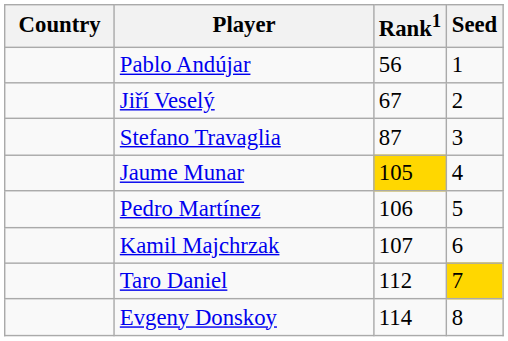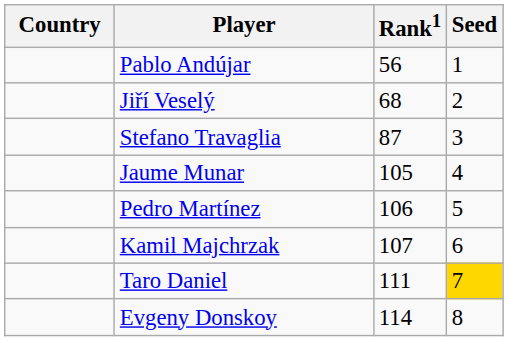(390, 100) 67 -> (390, 100) 68
(396, 172) gold background -> (396, 172) no background
(395, 280) 112 -> (395, 280) 111
